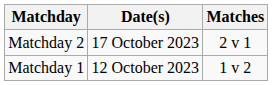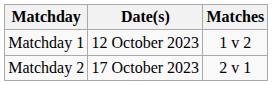rows swapped: (46, 67) <-> (46, 42)
